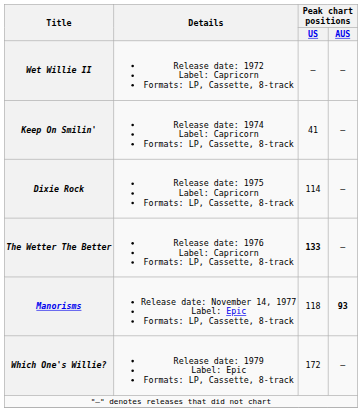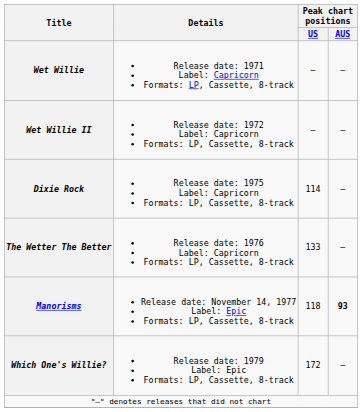+ row: (59, 71)
- row: (59, 130)
(313, 248) bold -> (313, 248) normal
